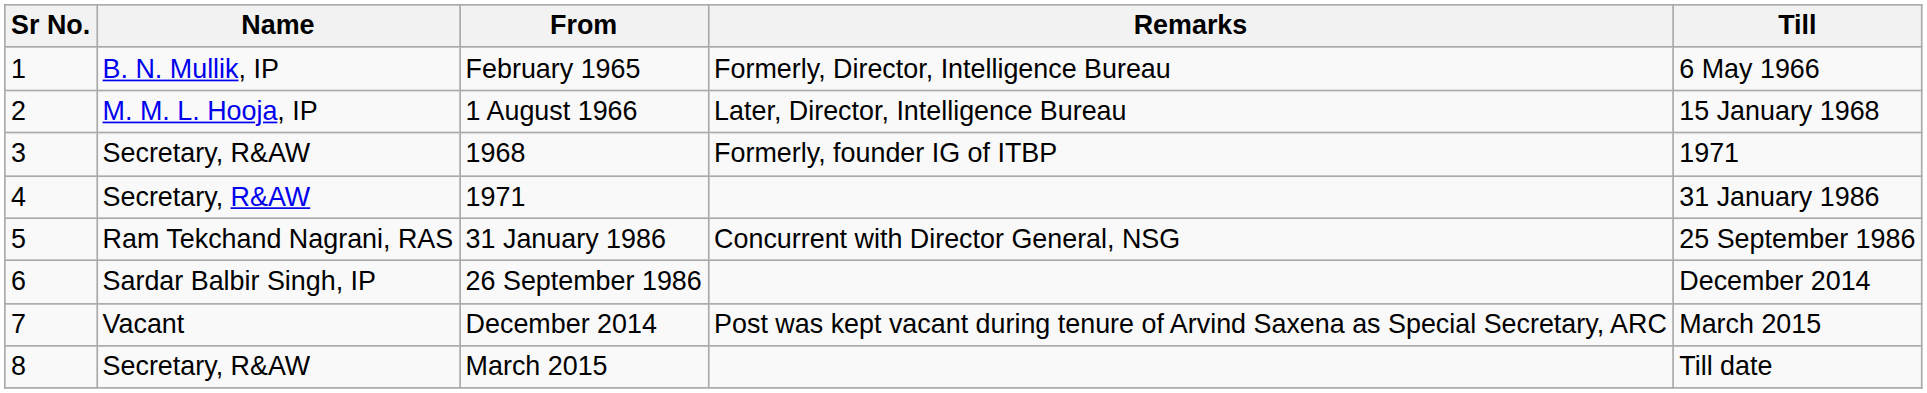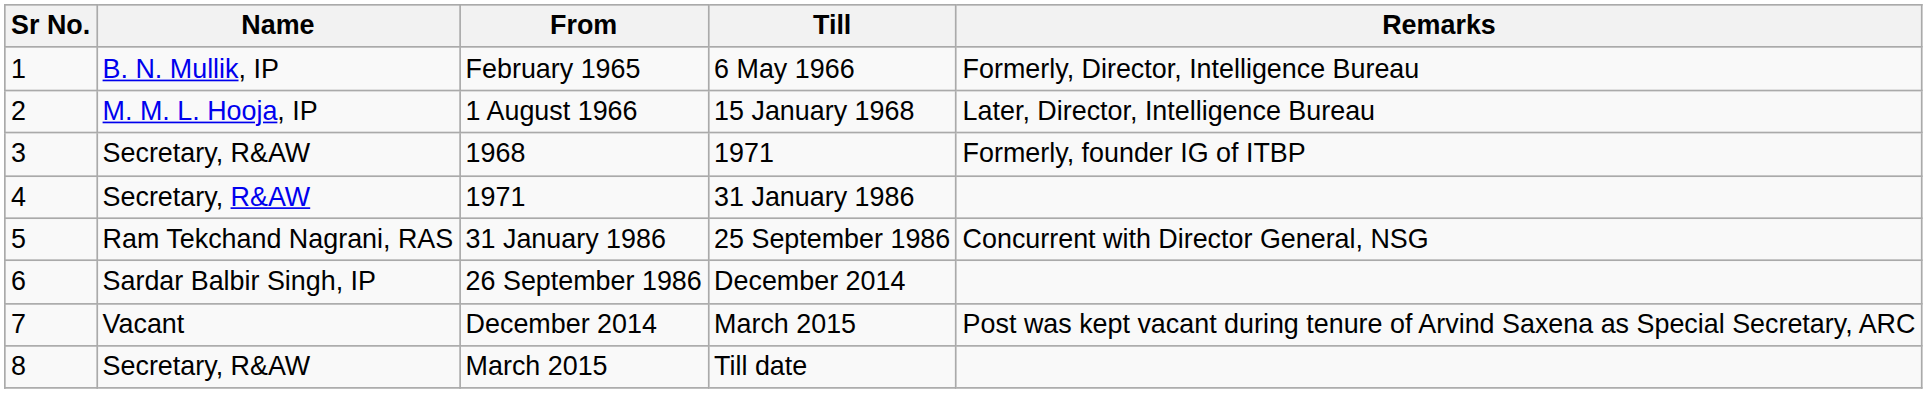columns swapped: (1797, 25) <-> (1190, 25)
